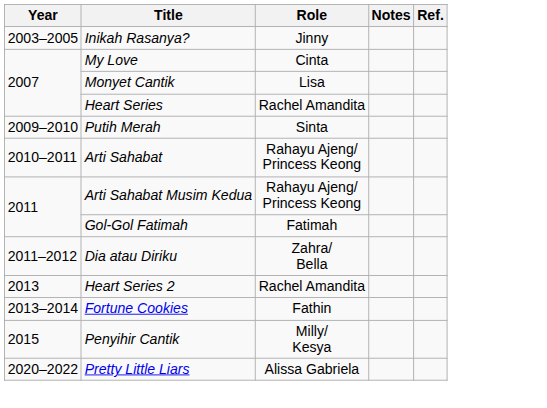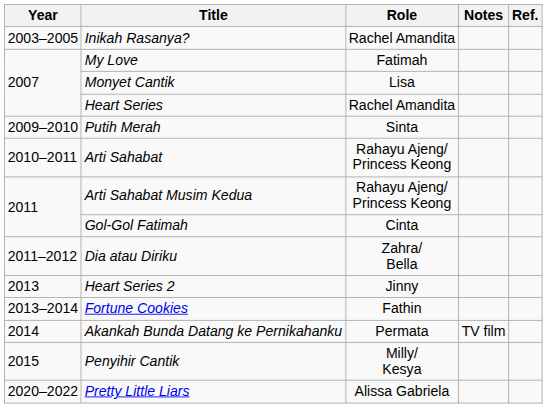(312, 37) Jinny -> (402, 37) Rachel Amandita
(312, 60) Cinta -> (402, 60) Fatimah
(312, 225) Fatimah -> (402, 225) Cinta
(312, 286) Rachel Amandita -> (402, 286) Jinny
+ row: (213, 331)
